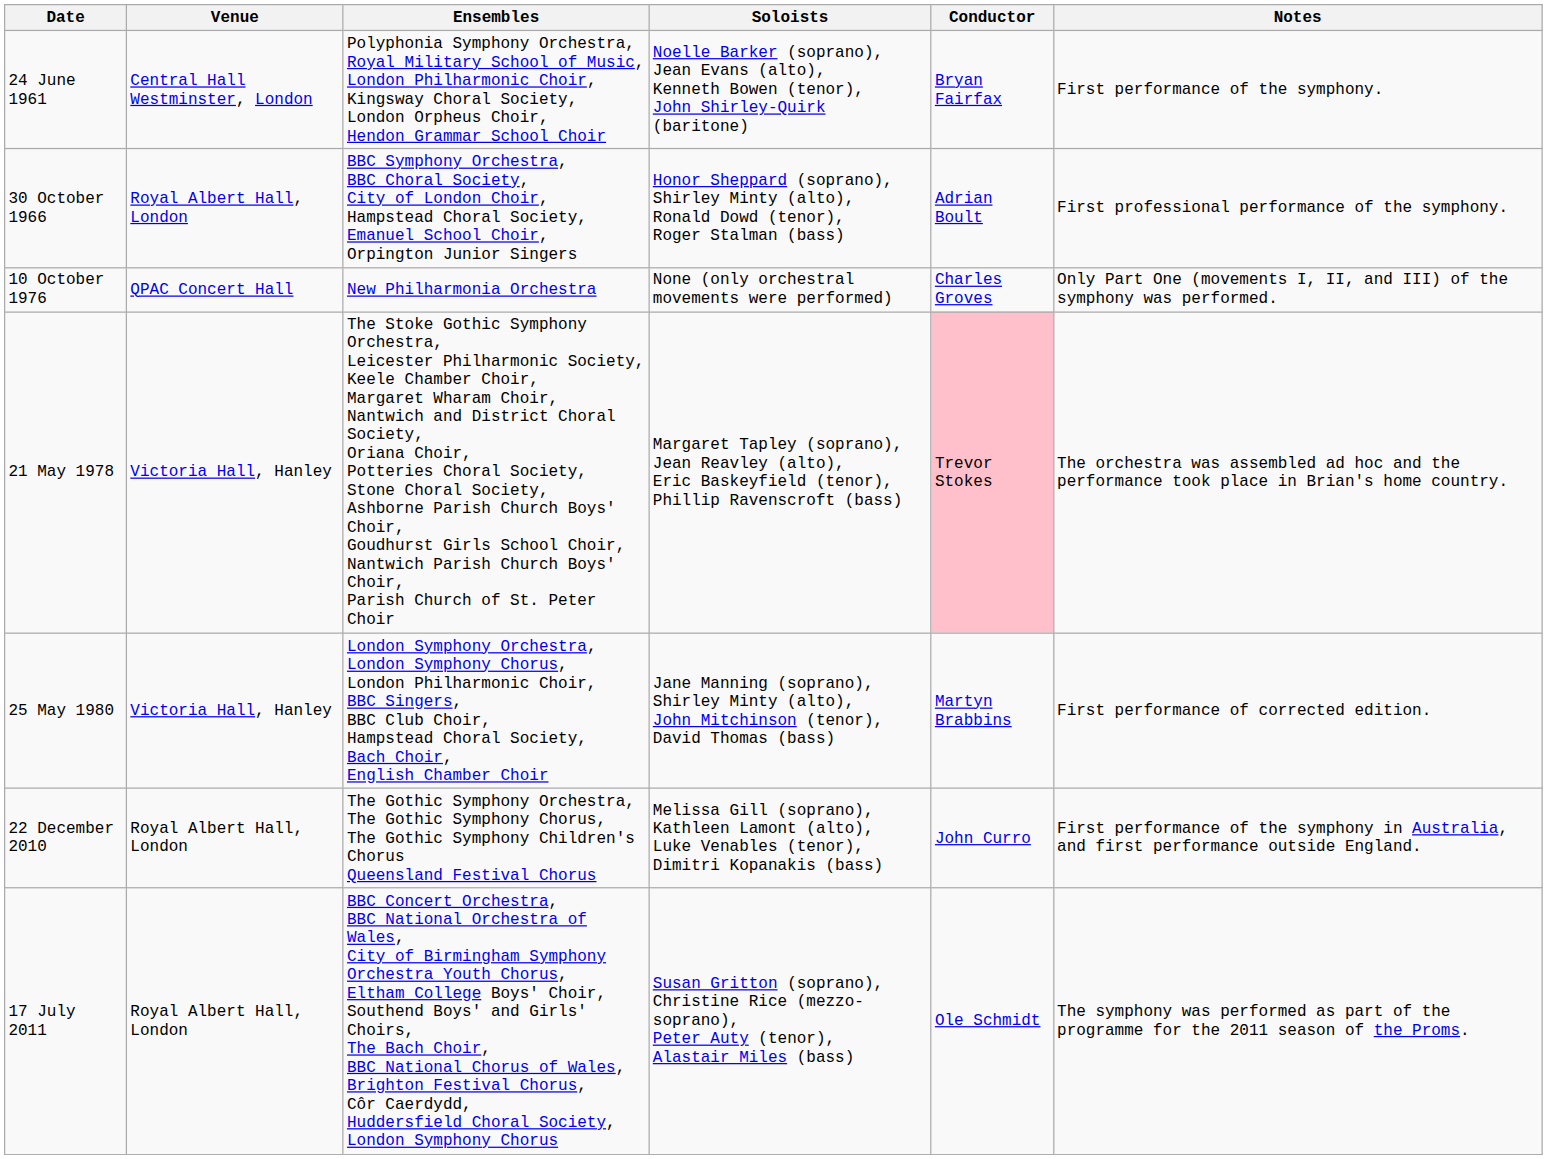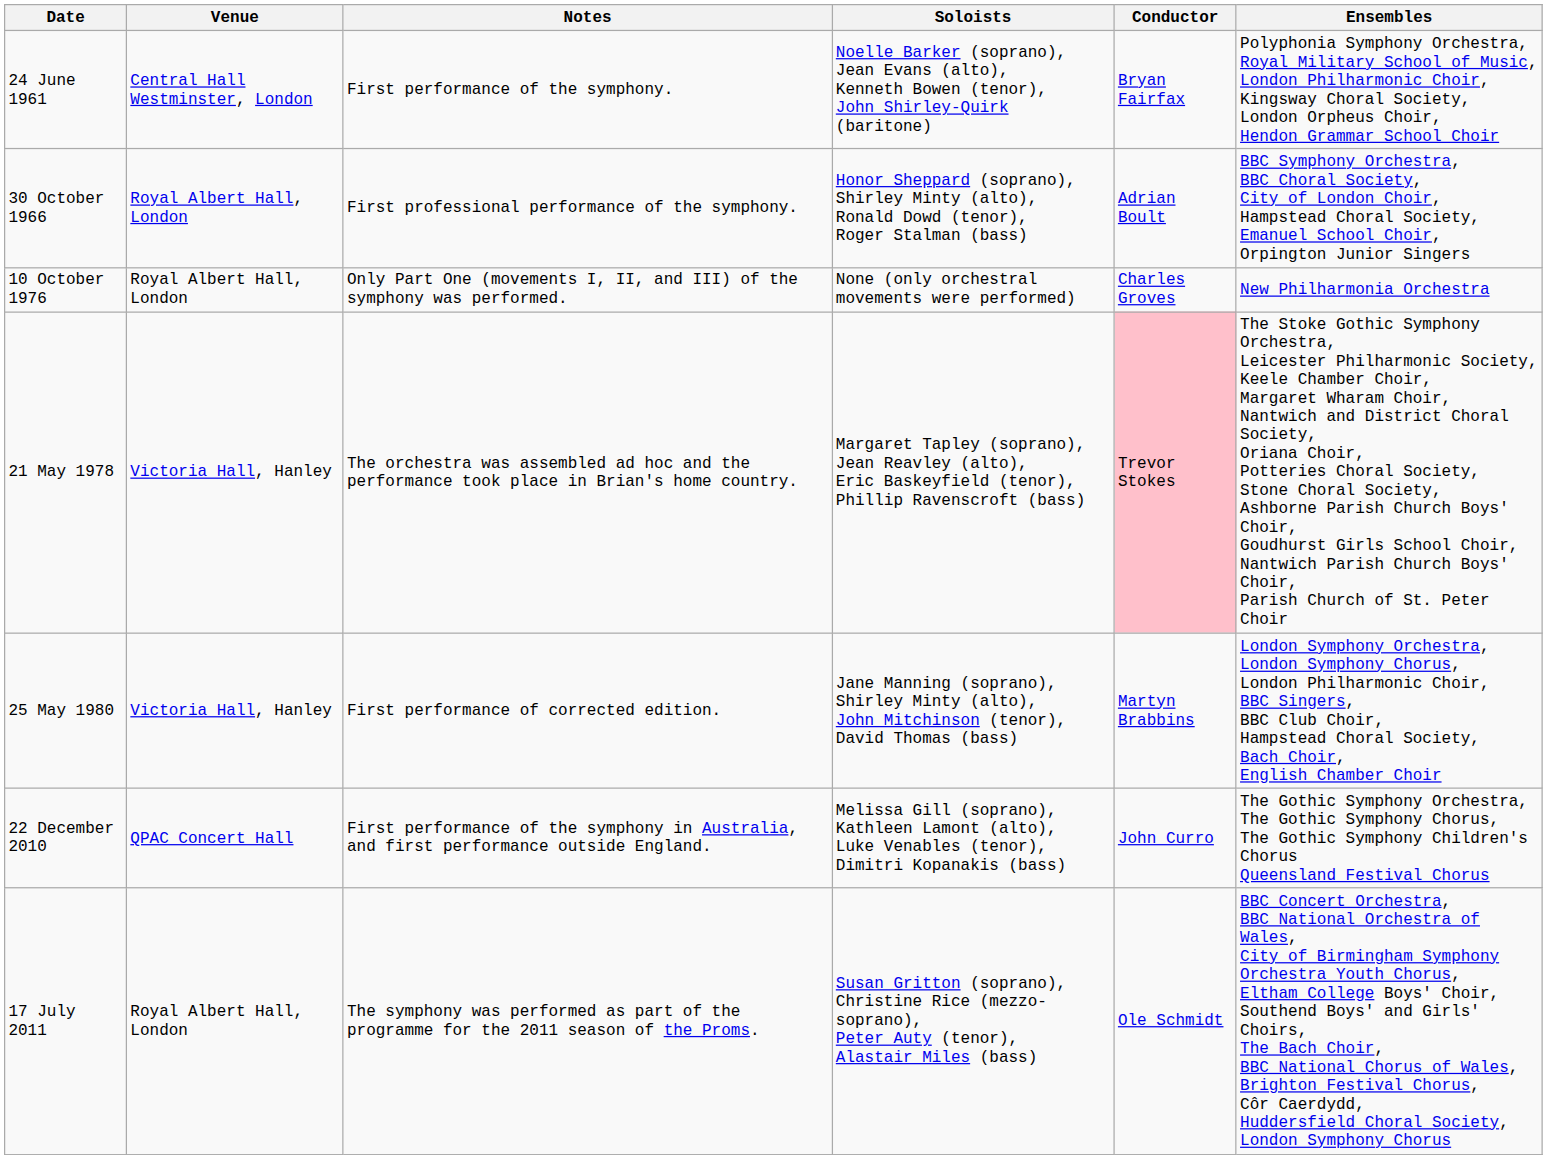columns swapped: (496, 18) <-> (1298, 18)
(212, 290) QPAC Concert Hall -> (217, 290) Royal Albert Hall, London
(217, 838) Royal Albert Hall, London -> (212, 838) QPAC Concert Hall
